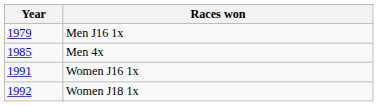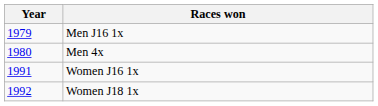(19, 52) 1985 -> (19, 52) 1980
